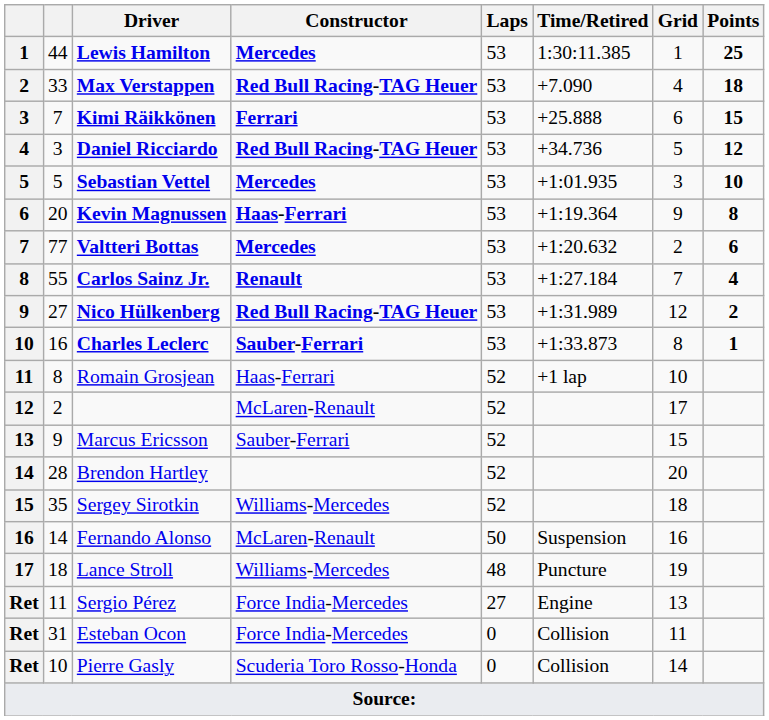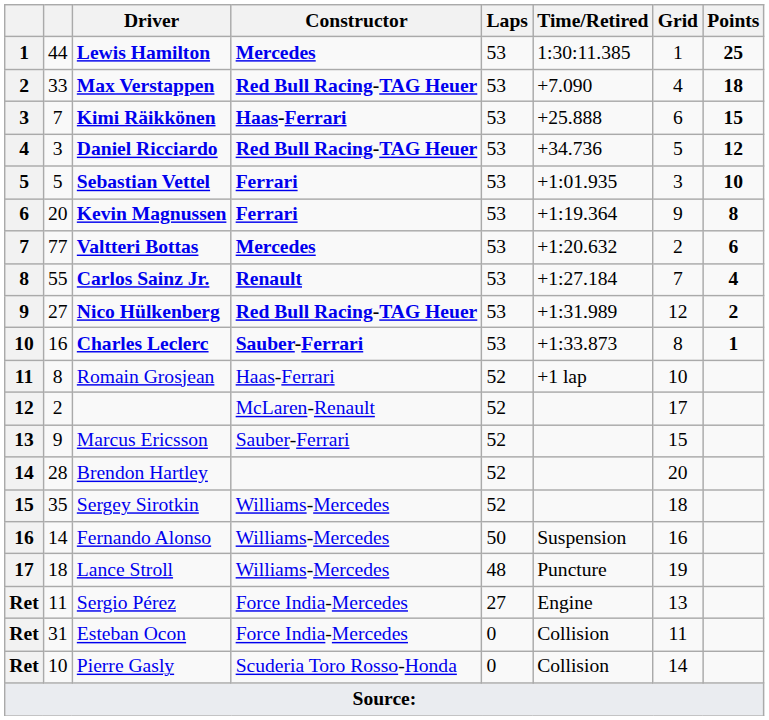(267, 117) Ferrari -> (291, 117) Haas-Ferrari
(276, 181) Mercedes -> (267, 181) Ferrari
(291, 214) Haas-Ferrari -> (267, 214) Ferrari
(305, 537) McLaren-Renault -> (312, 537) Williams-Mercedes
